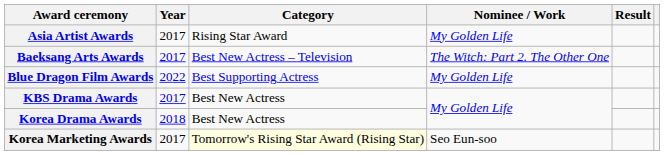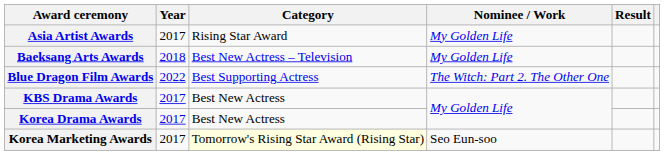(173, 56) 2017 -> (173, 56) 2018
(520, 56) The Witch: Part 2. The Other One -> (471, 56) My Golden Life
(471, 77) My Golden Life -> (520, 77) The Witch: Part 2. The Other One
(173, 118) 2018 -> (173, 118) 2017
